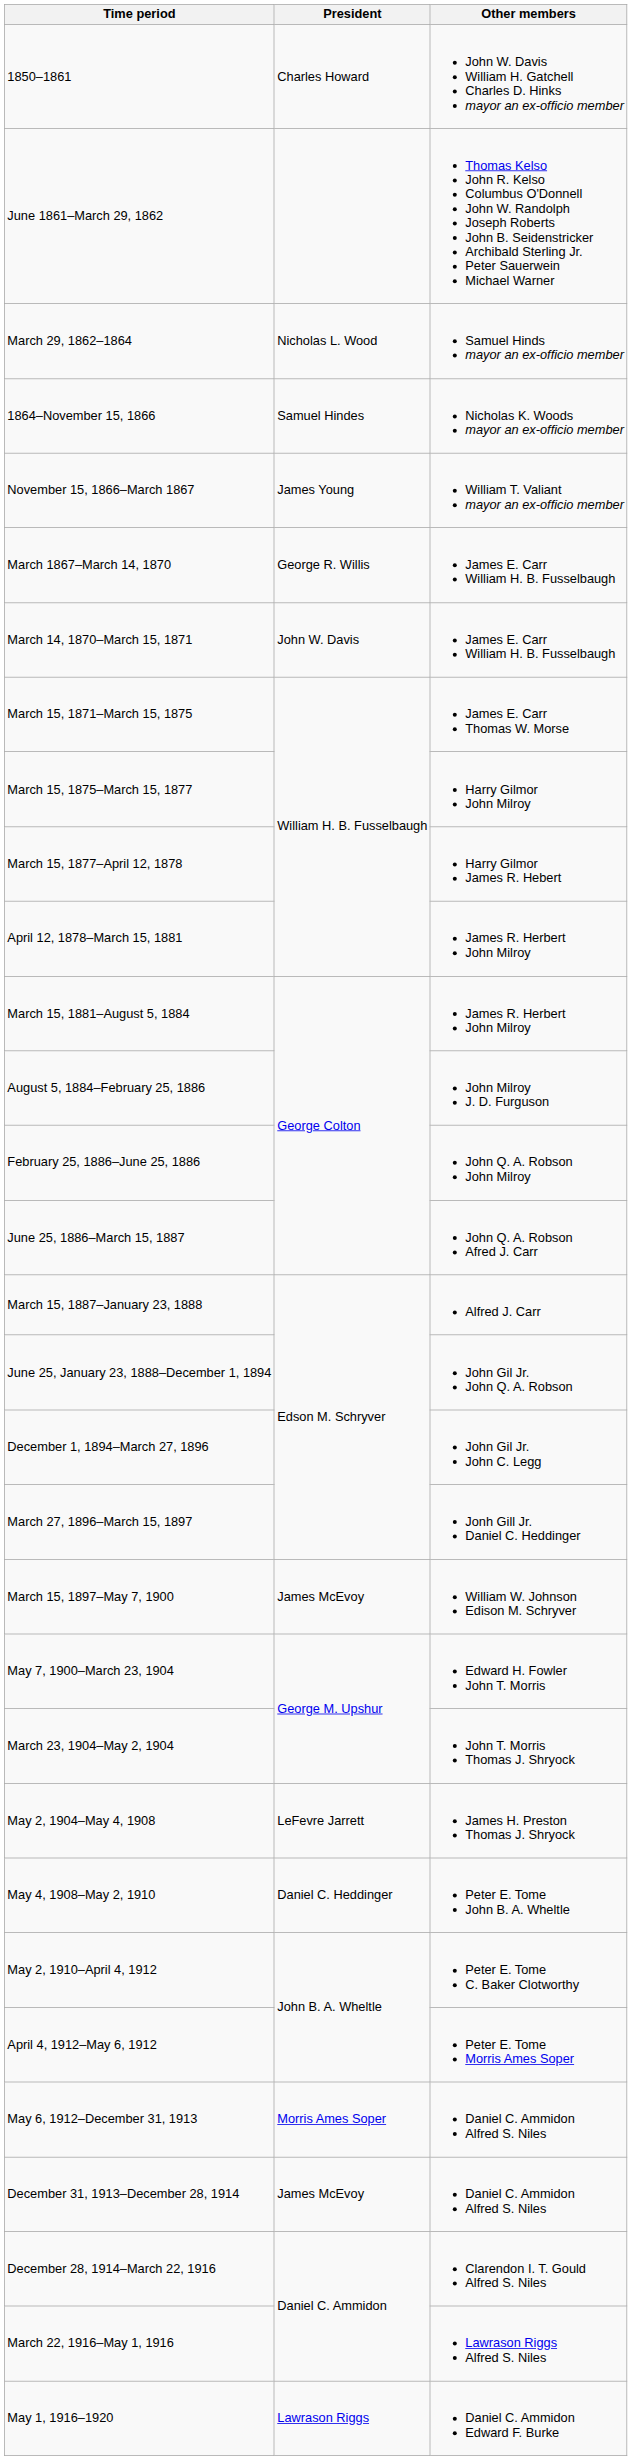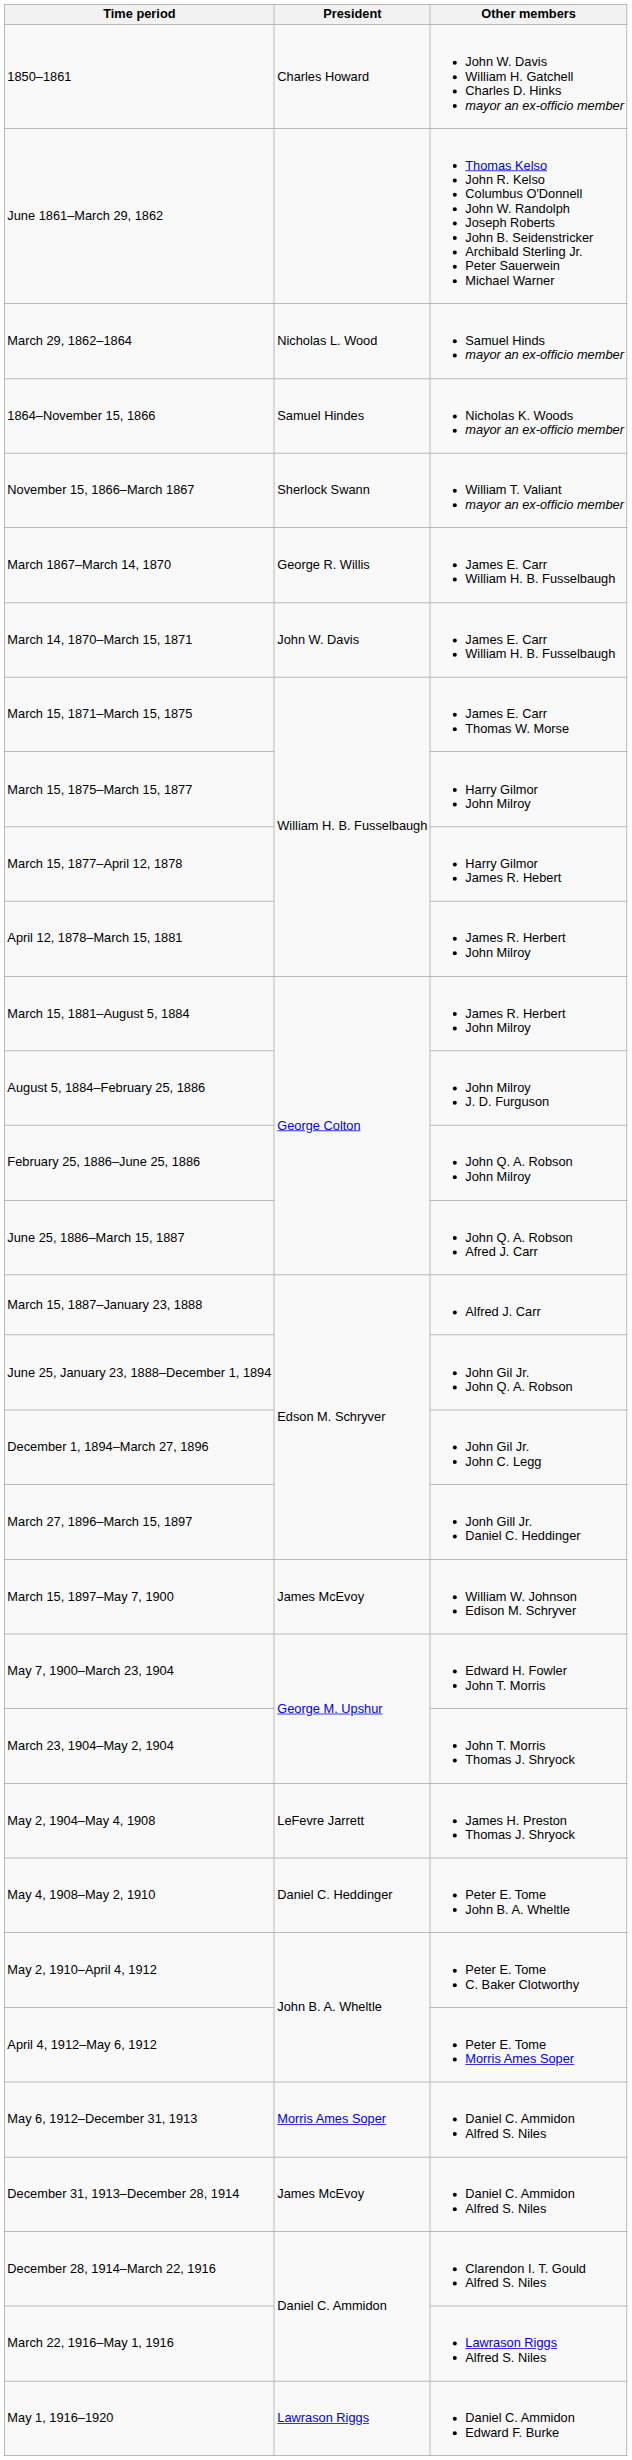(316, 490) James Young -> (324, 490) Sherlock Swann
